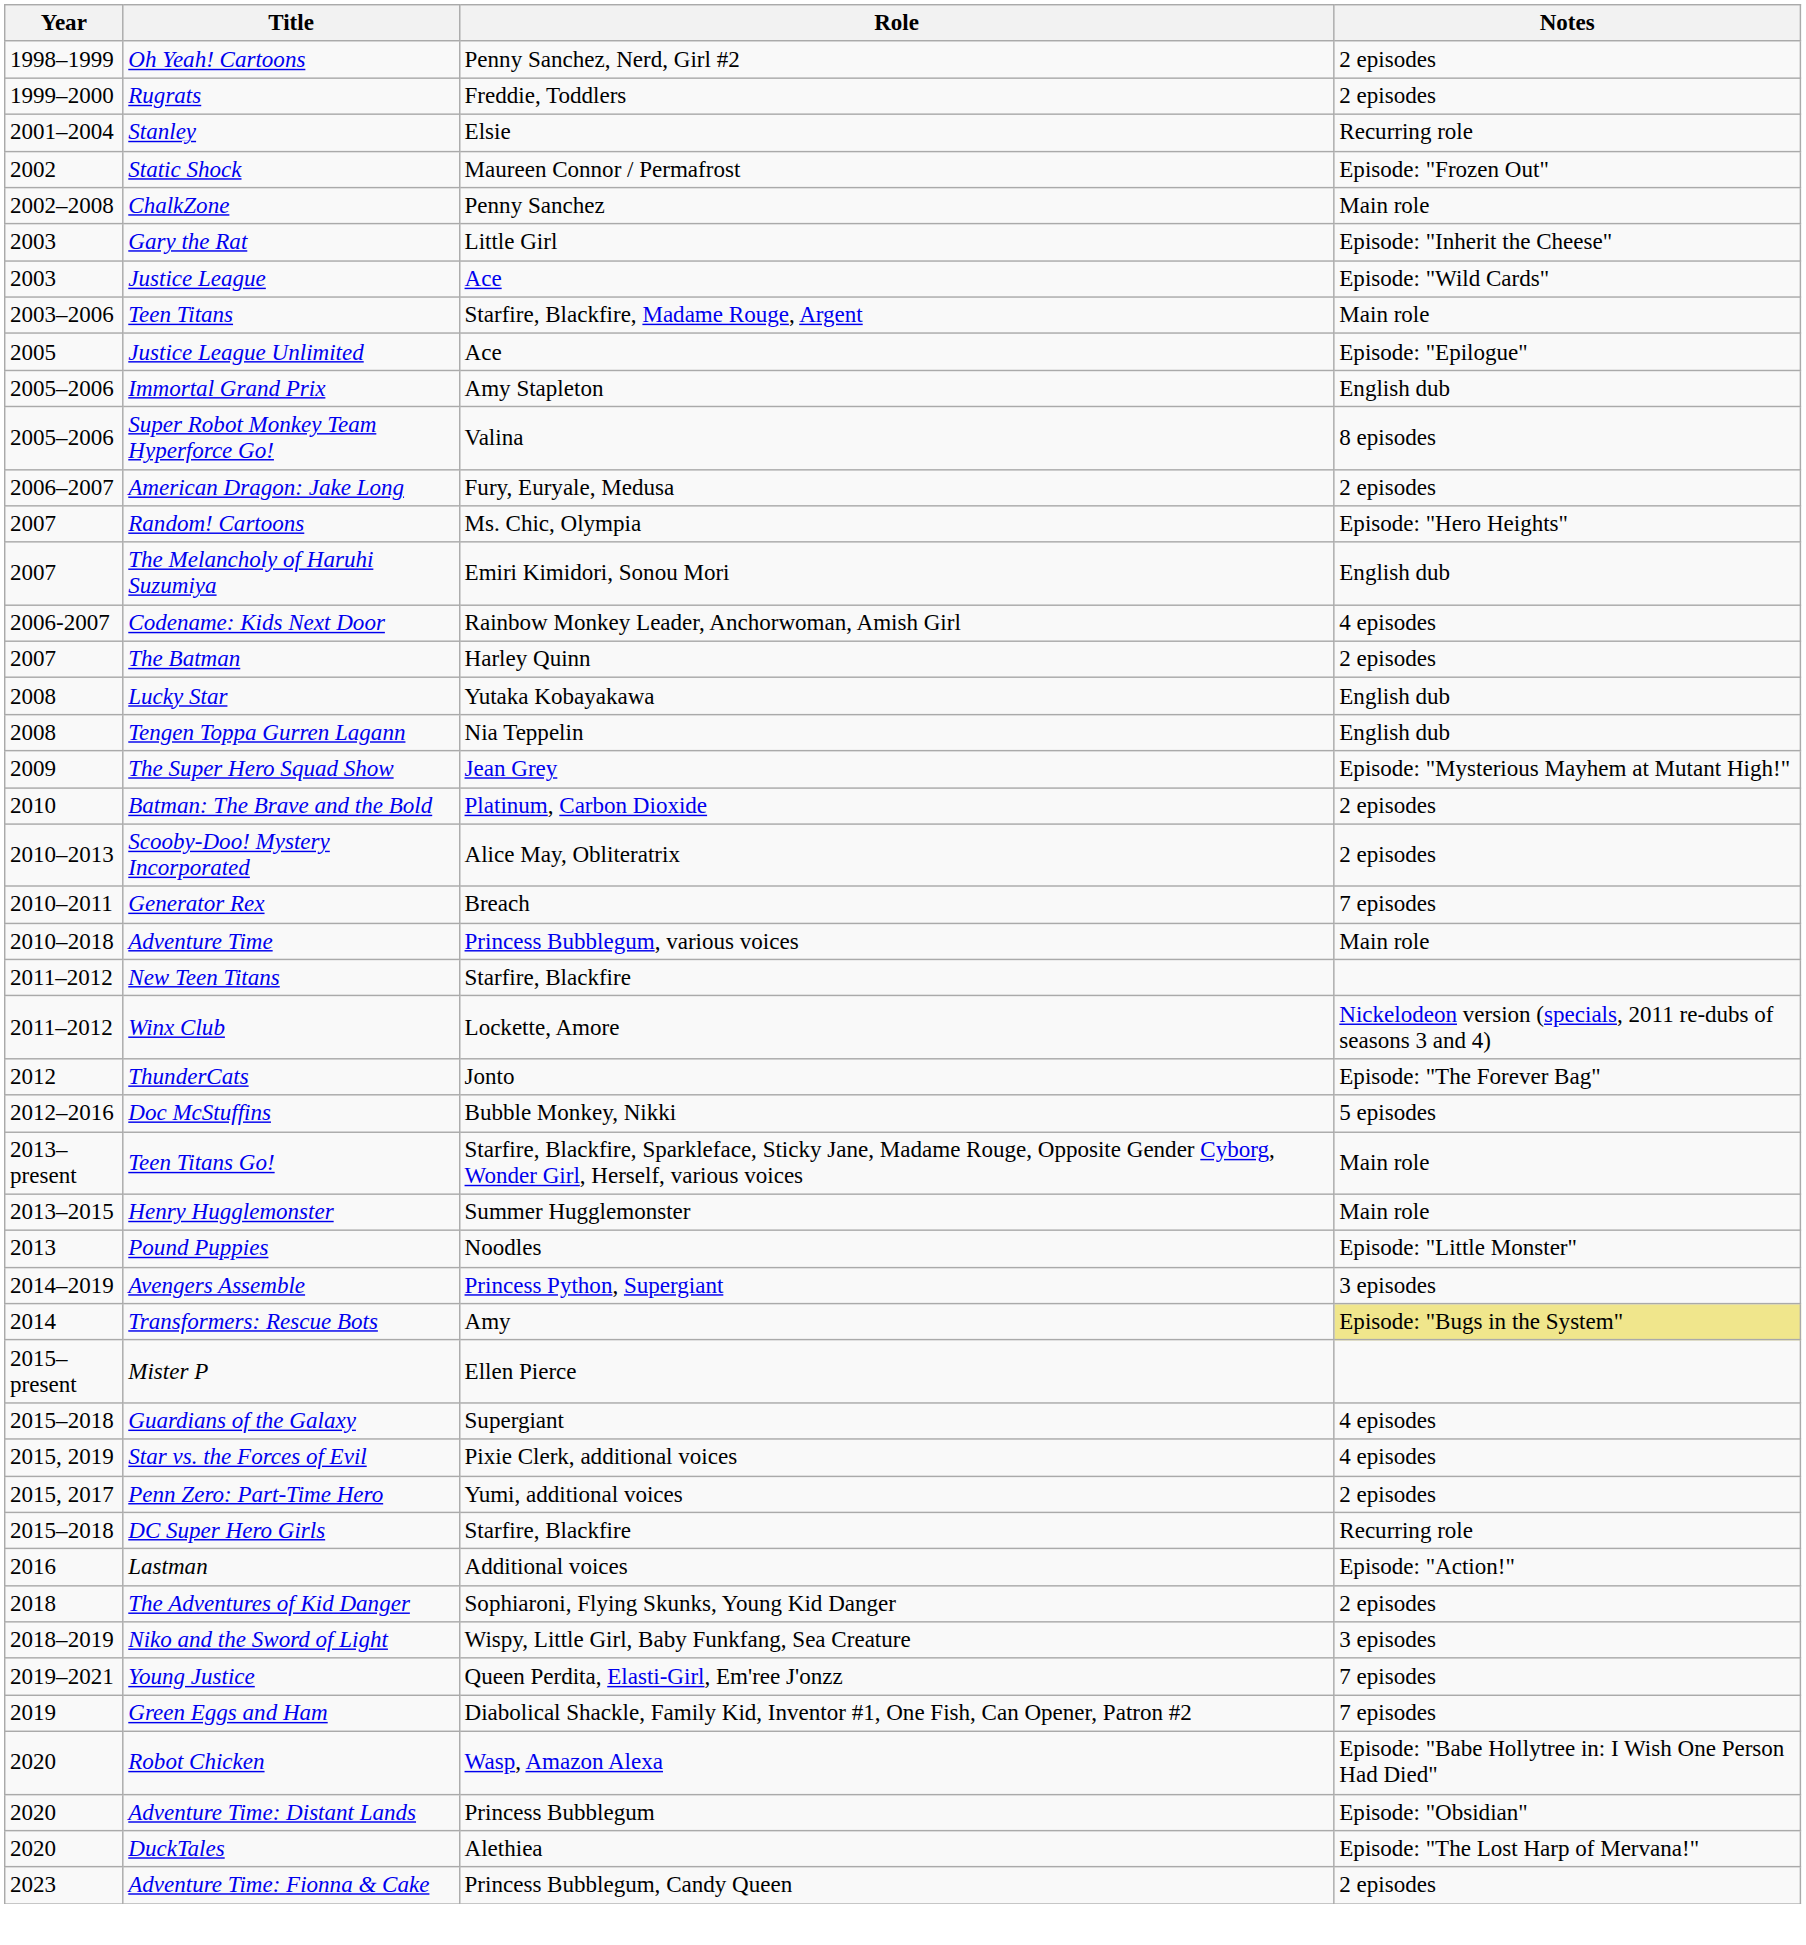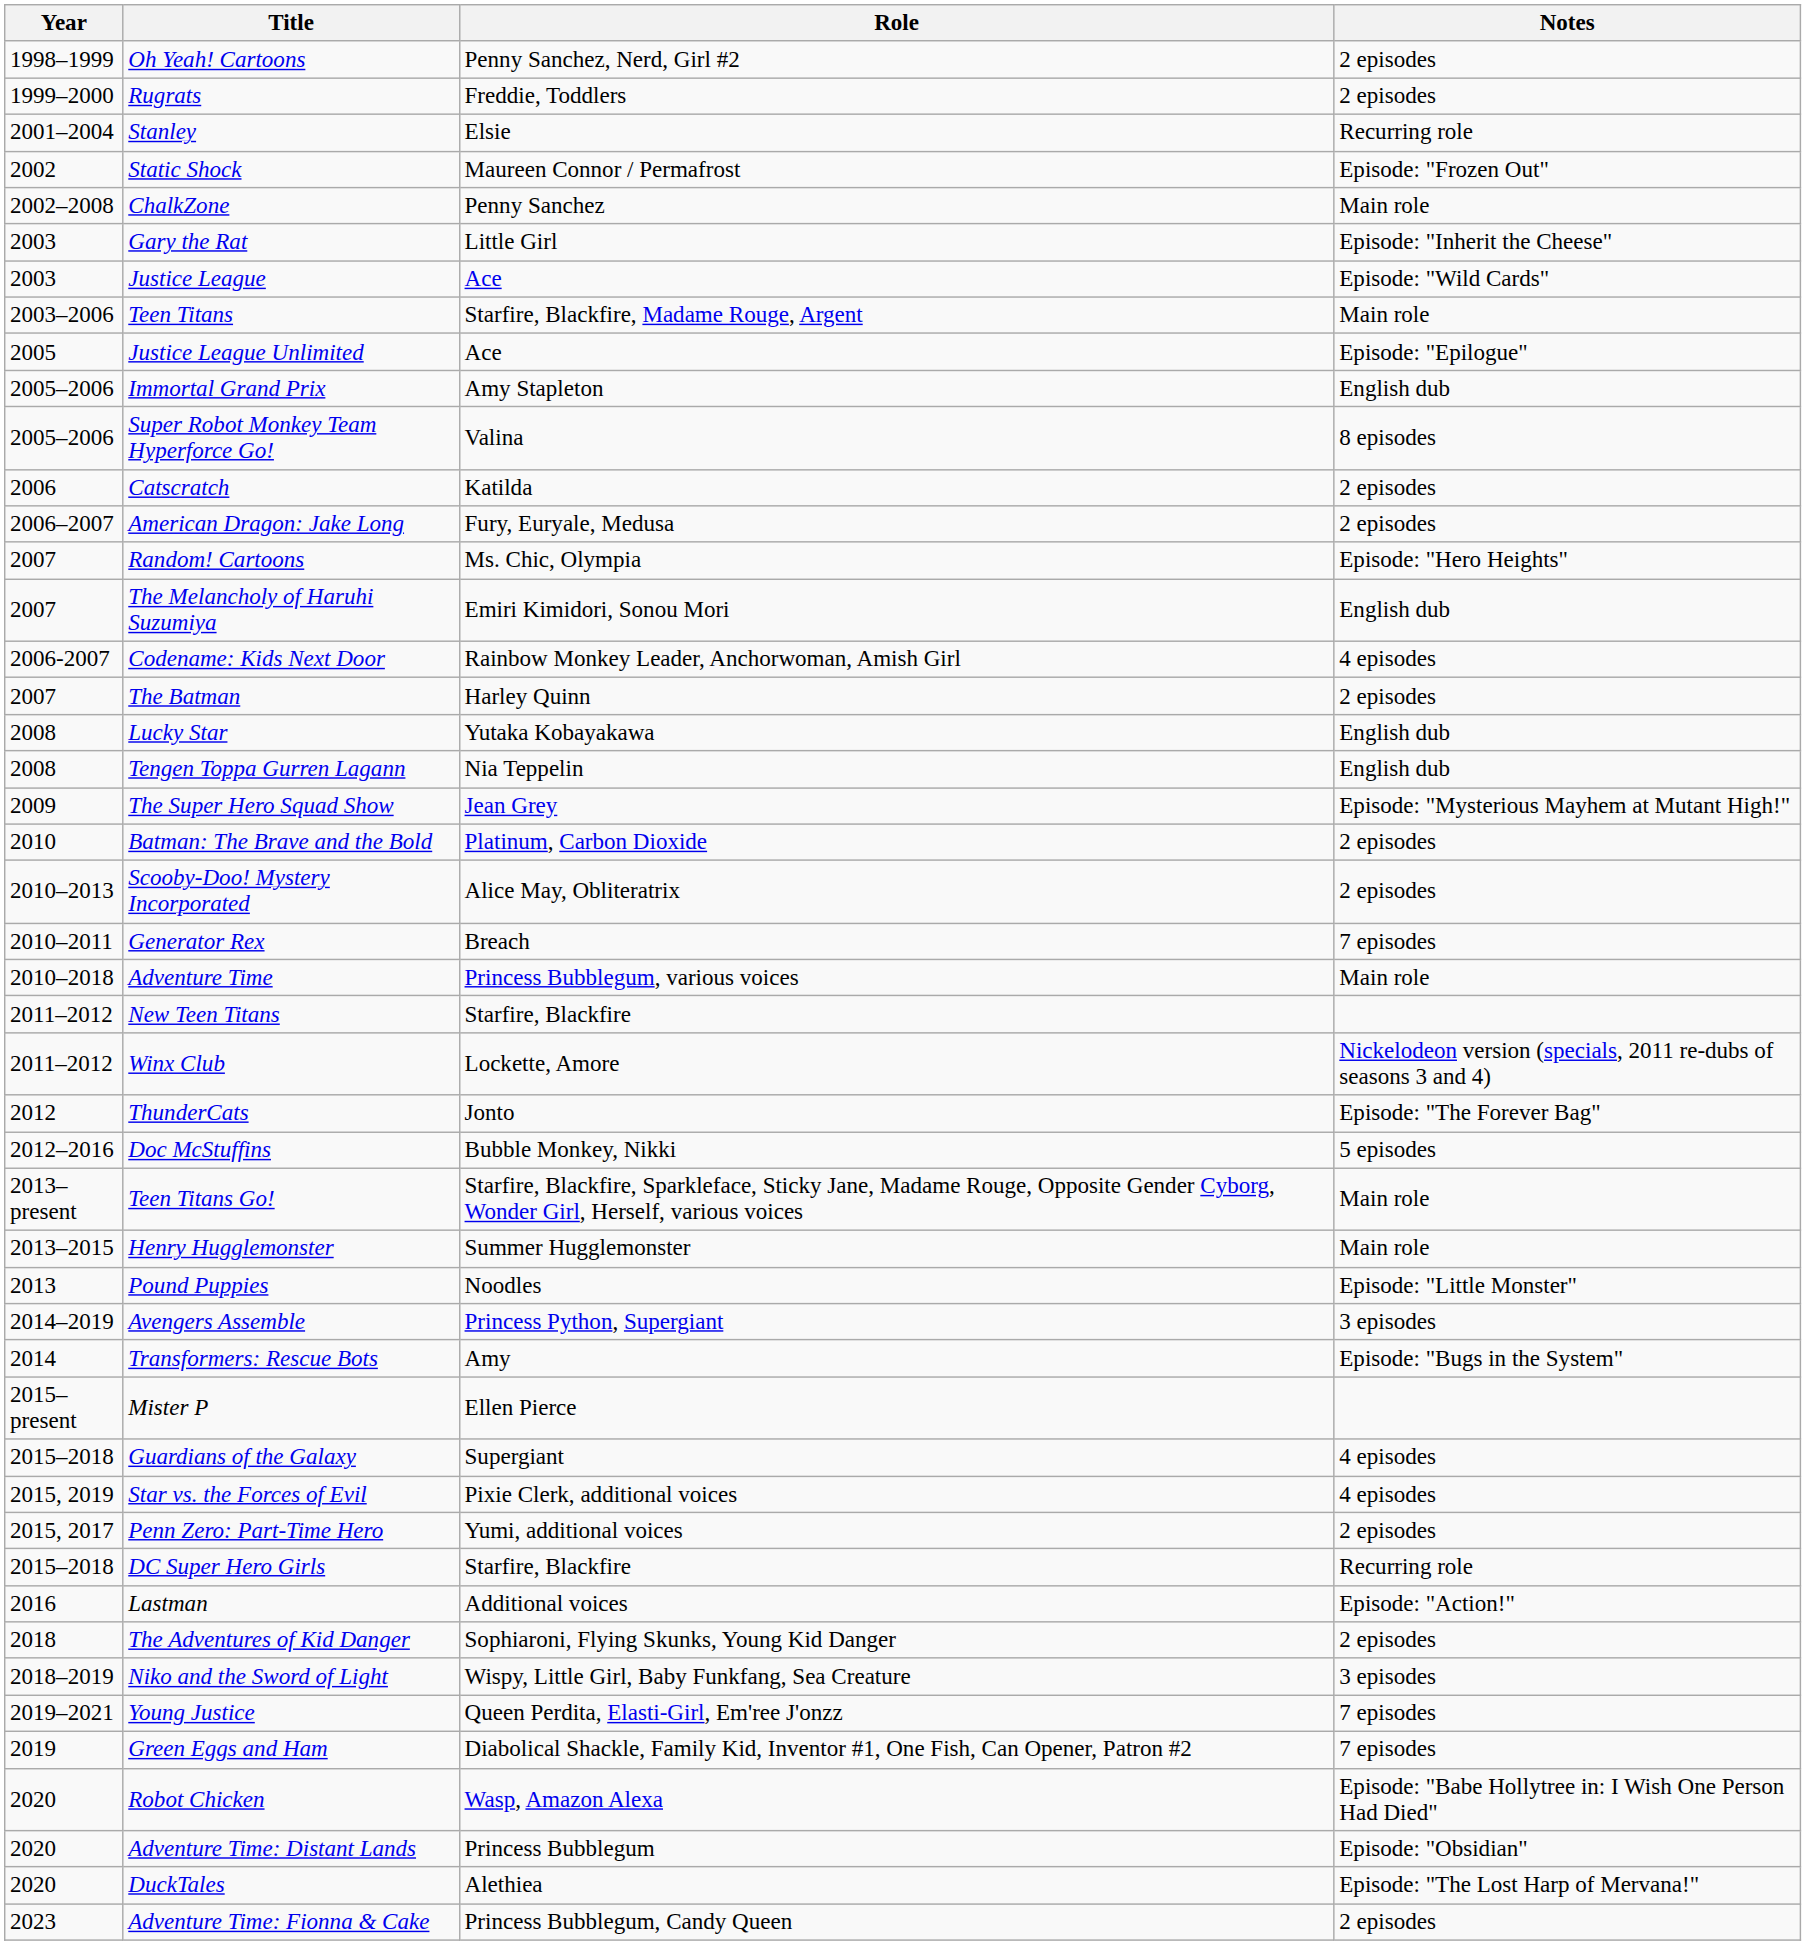+ row: (179, 487)
(1481, 1321) khaki background -> (1481, 1358) no background
